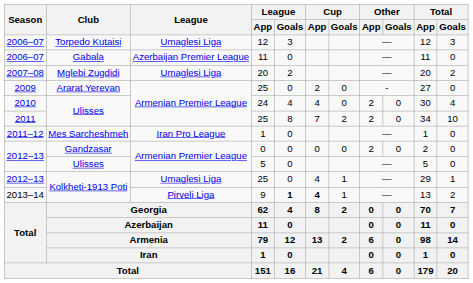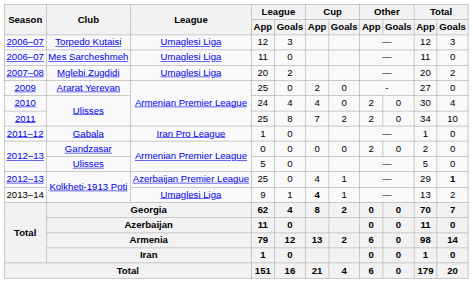(88, 57) Gabala -> (88, 57) Mes Sarcheshmeh
(191, 57) Azerbaijan Premier League -> (191, 57) Umaglesi Liga
(88, 133) Mes Sarcheshmeh -> (88, 133) Gabala
(191, 179) Umaglesi Liga -> (191, 179) Azerbaijan Premier League
(453, 179) normal -> (453, 179) bold
(191, 194) Pirveli Liga -> (191, 194) Umaglesi Liga
(290, 194) bold -> (290, 194) normal
